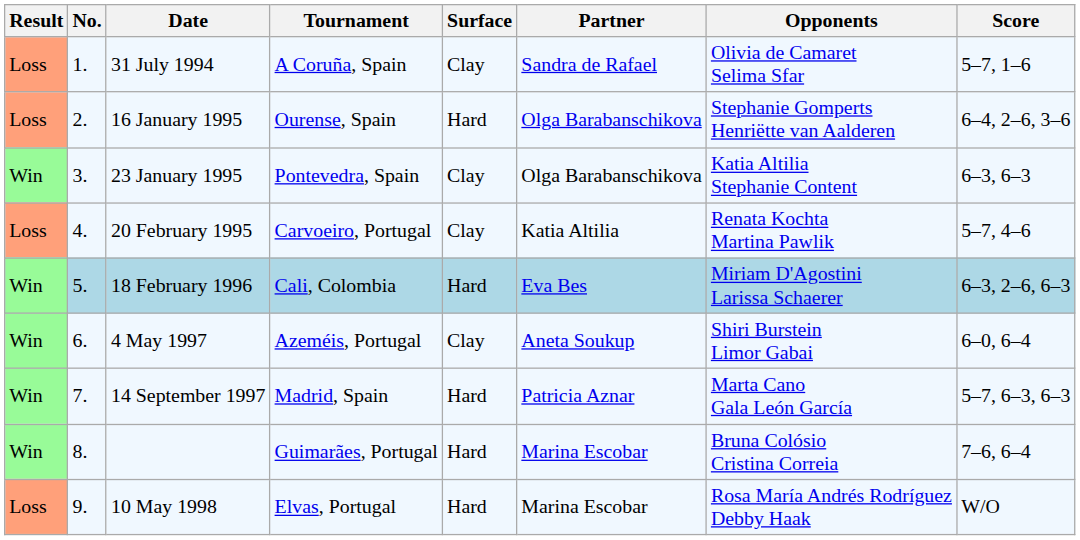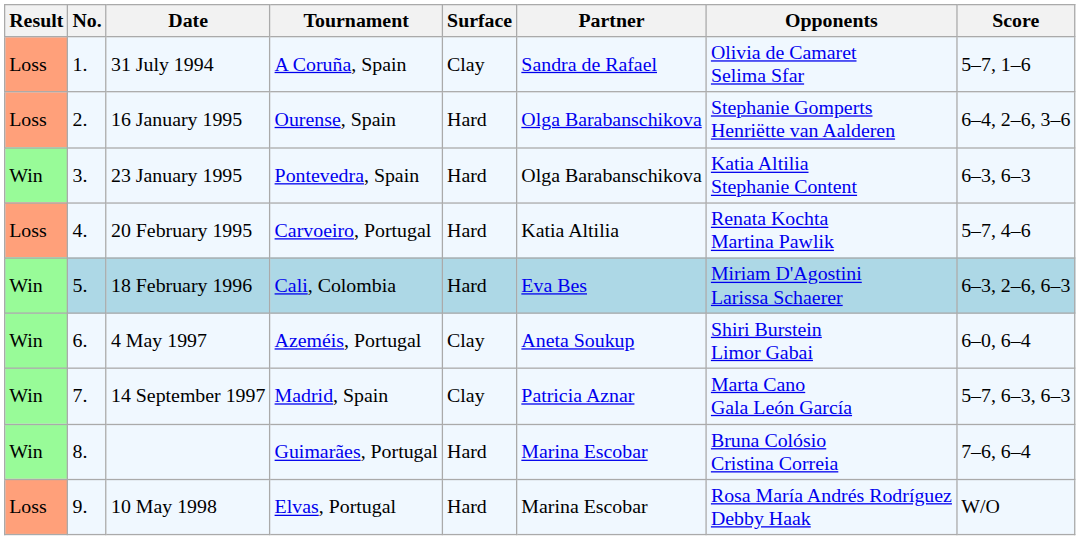(466, 174) Clay -> (467, 174) Hard
(466, 229) Clay -> (467, 229) Hard
(467, 395) Hard -> (466, 395) Clay
